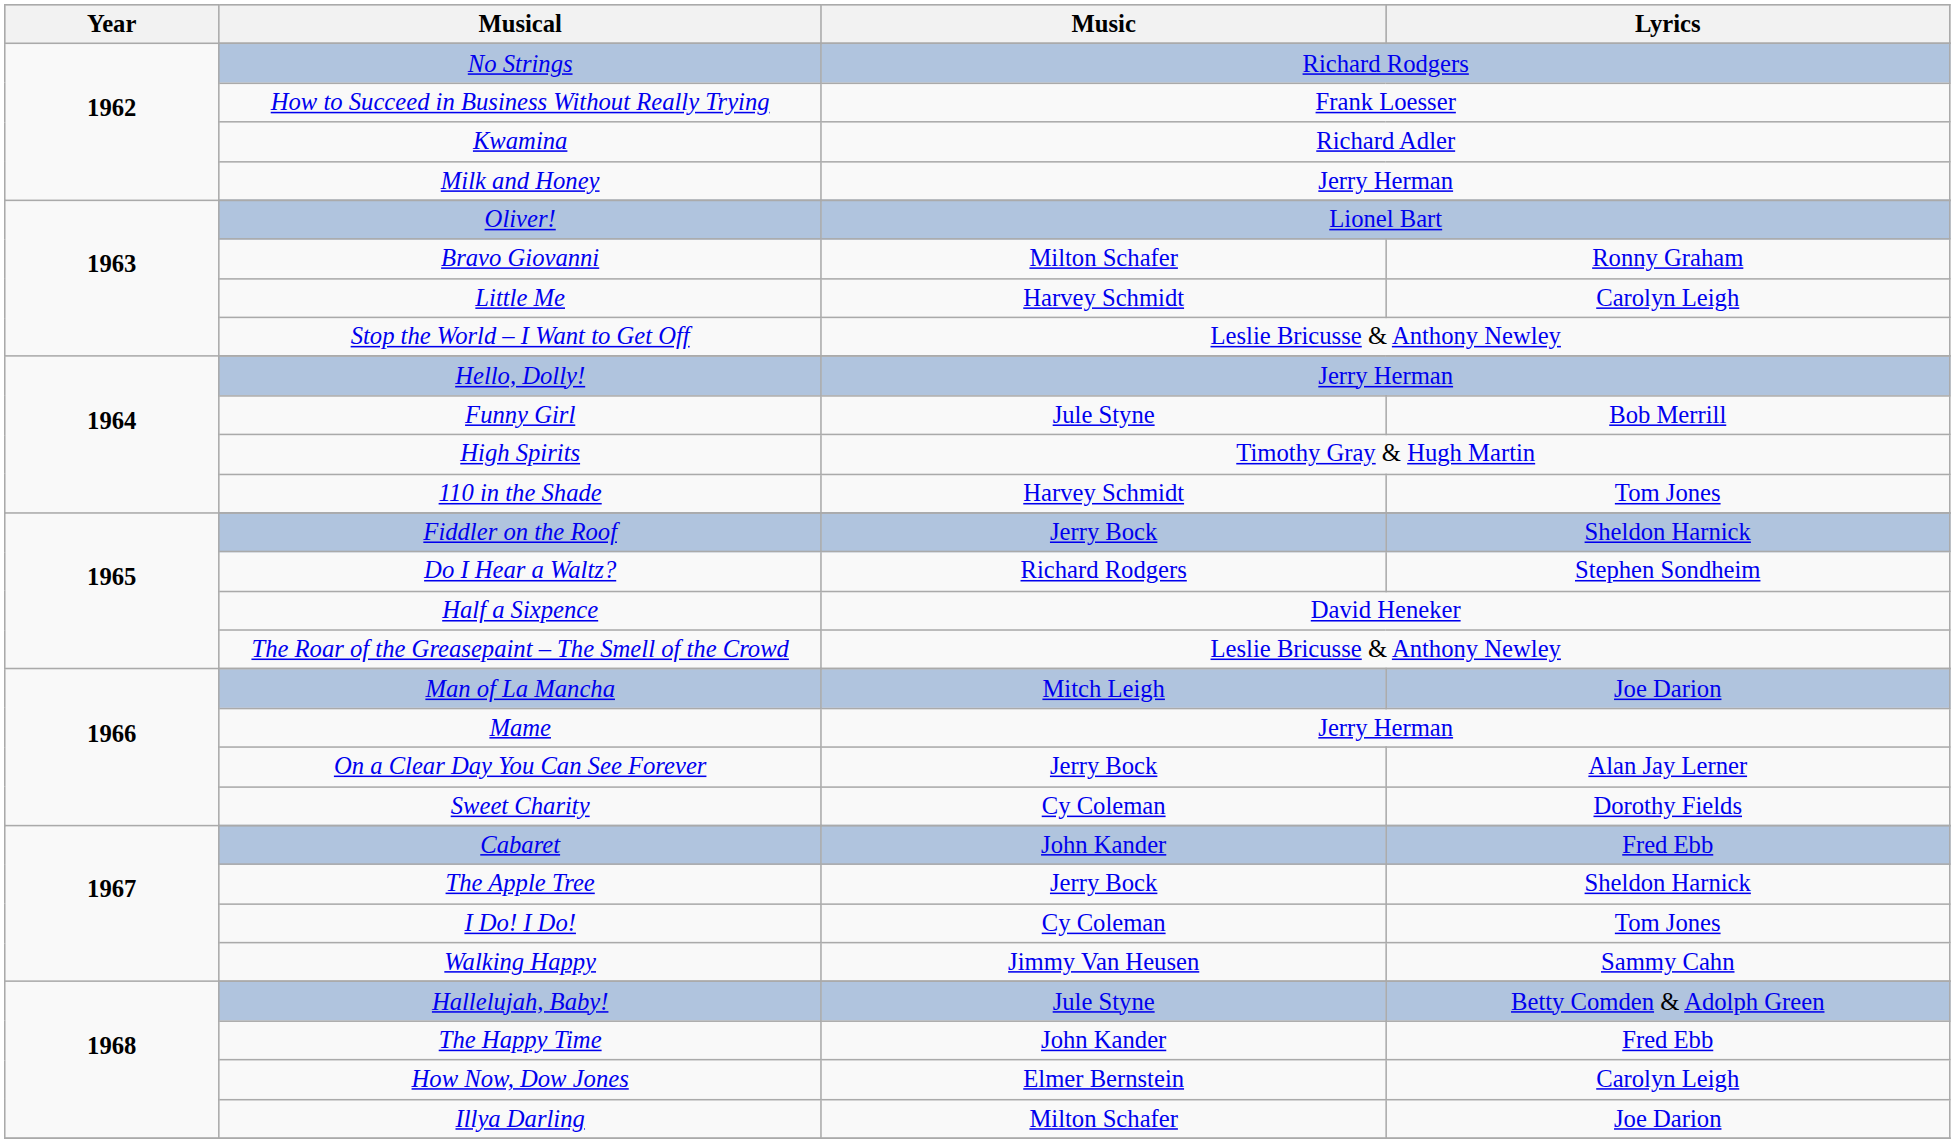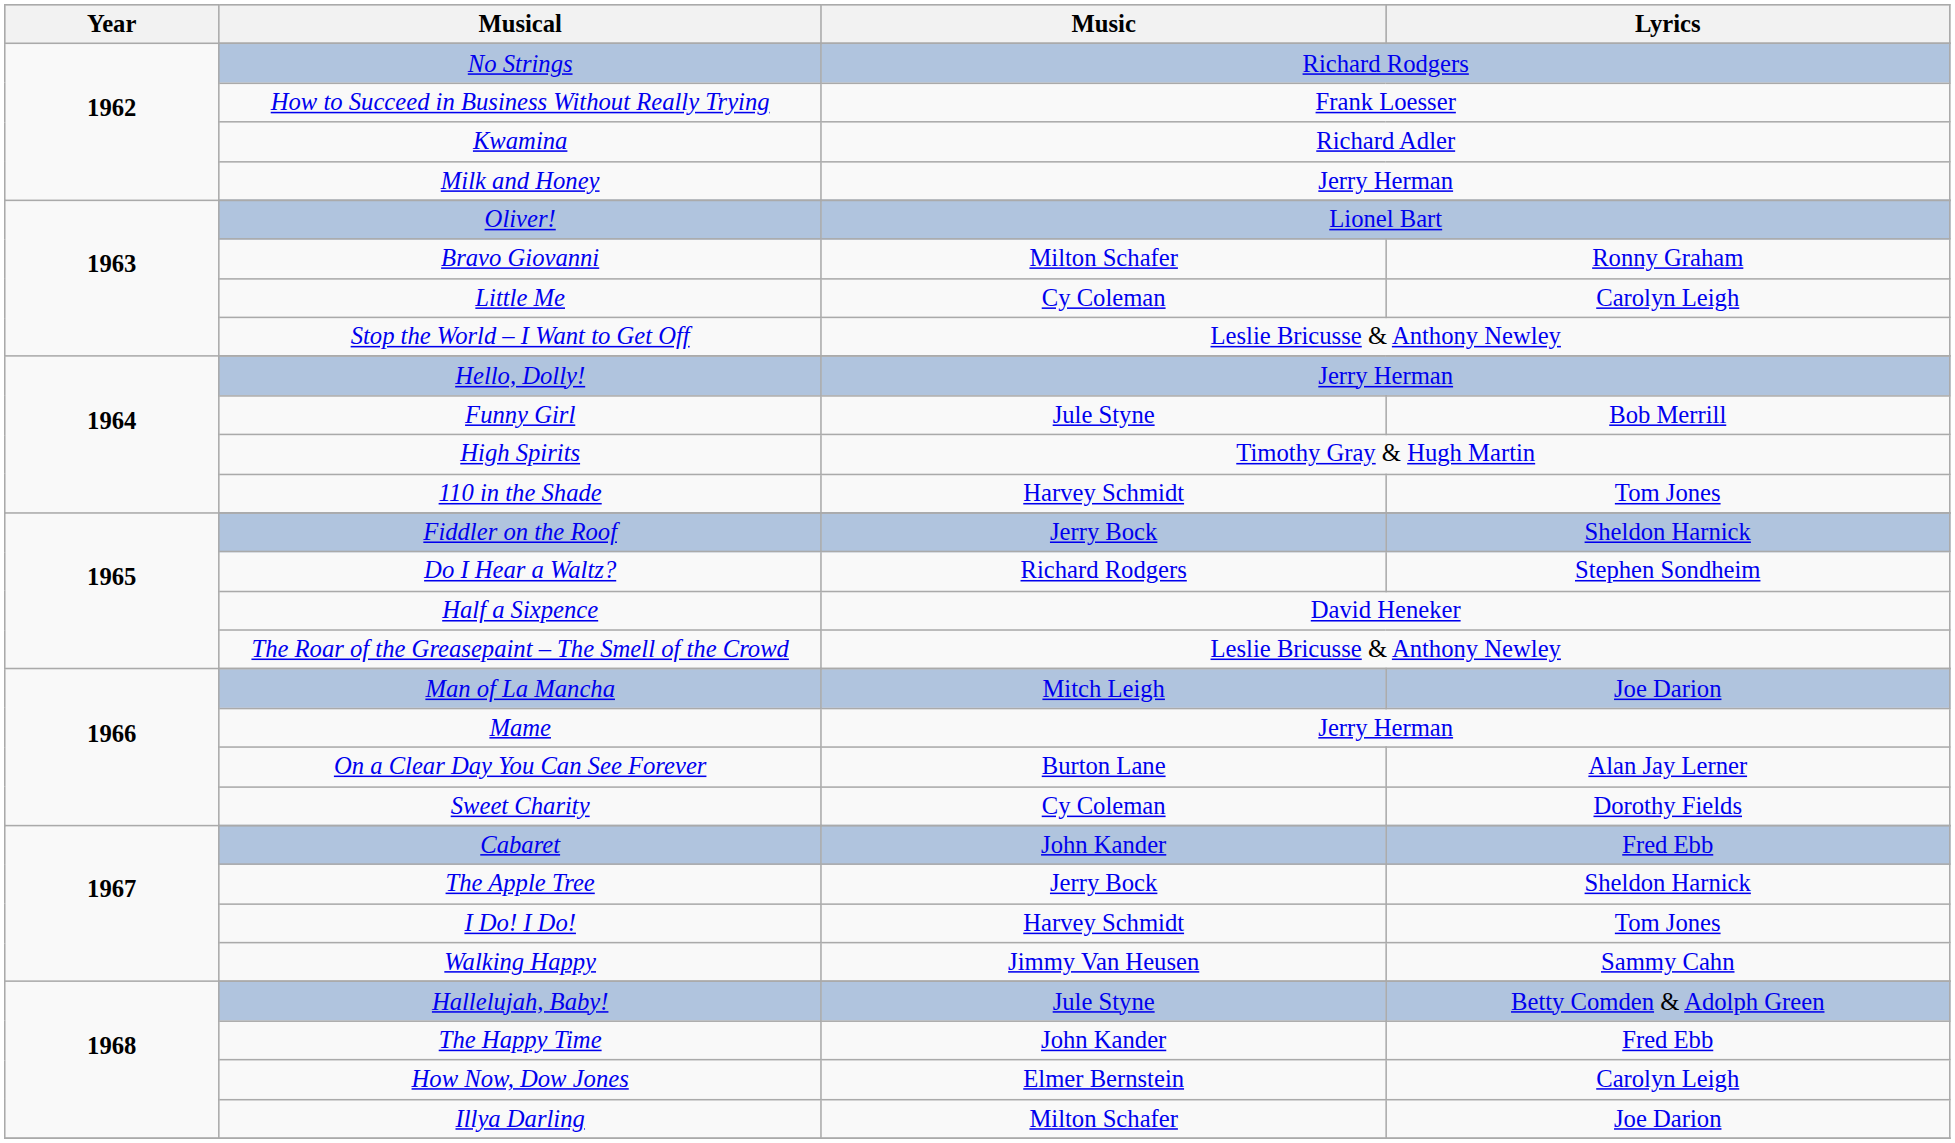(1104, 297) Harvey Schmidt -> (1104, 297) Cy Coleman
(1104, 766) Jerry Bock -> (1104, 766) Burton Lane
(1104, 922) Cy Coleman -> (1104, 922) Harvey Schmidt
